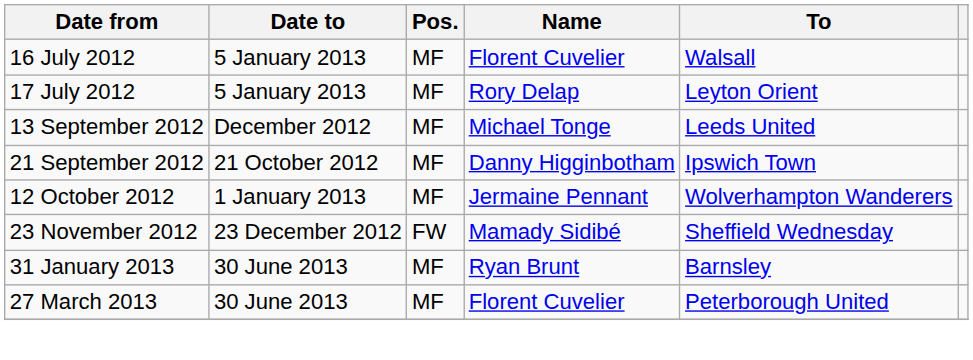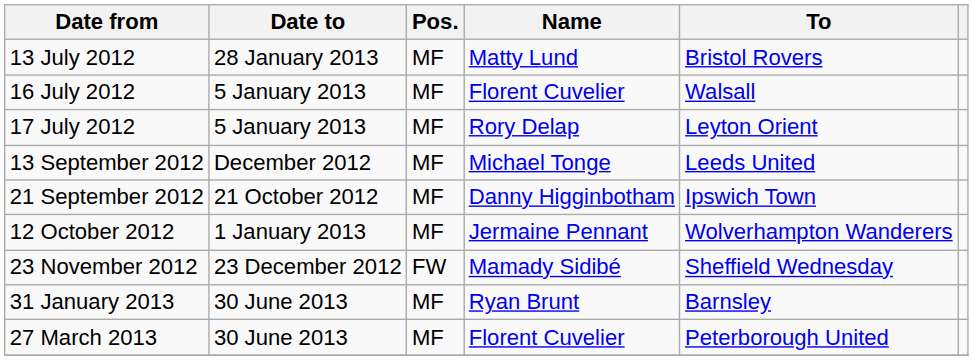+ row: (72, 57)
